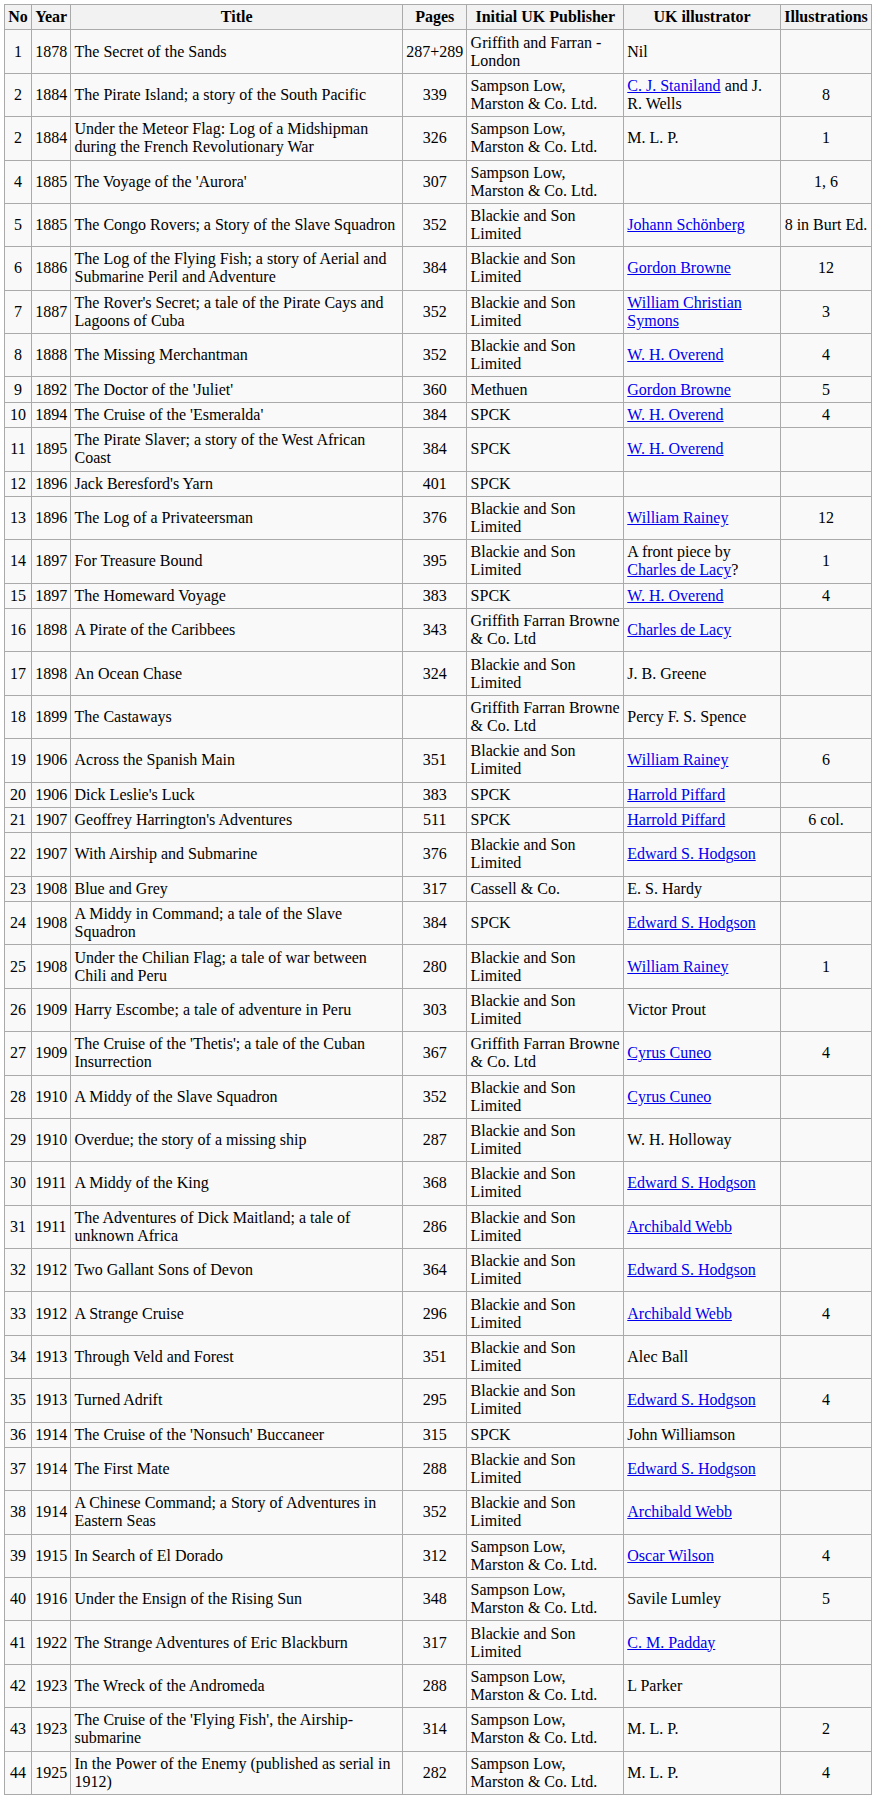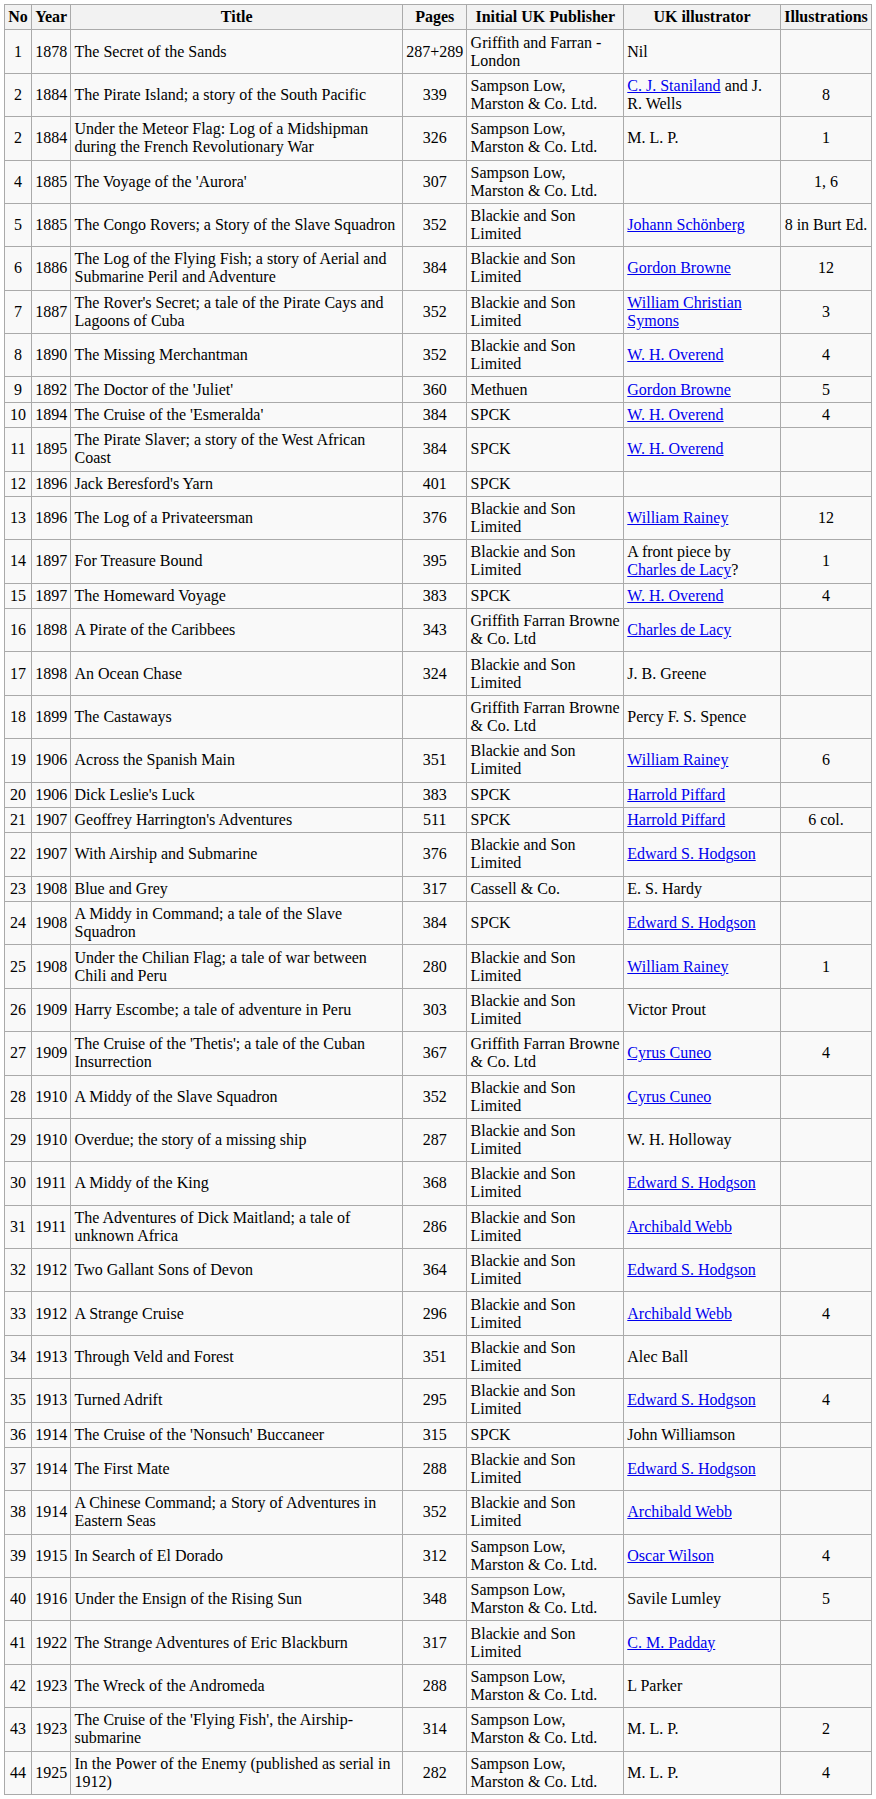(51, 355) 1888 -> (51, 355) 1890
